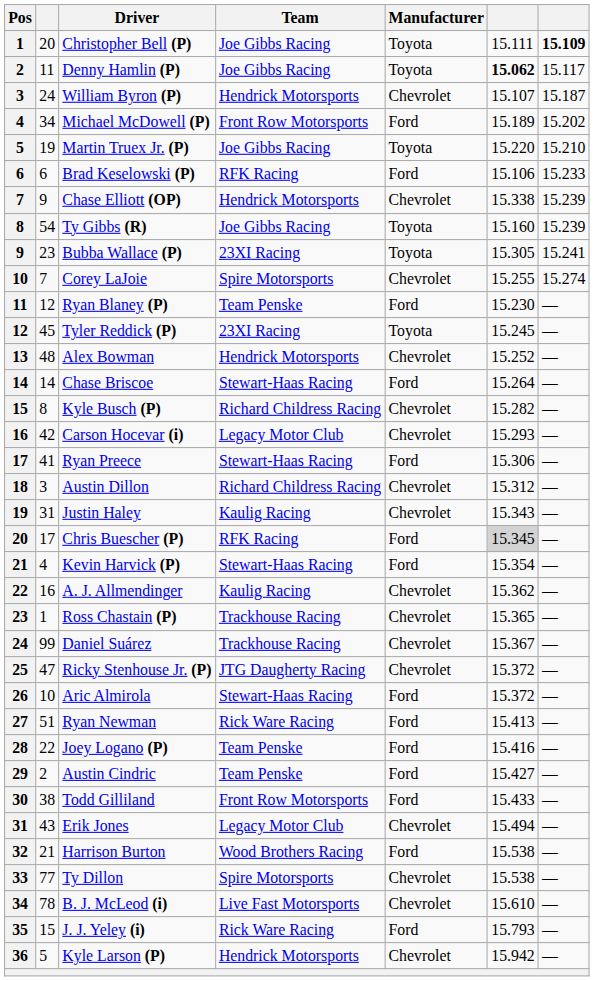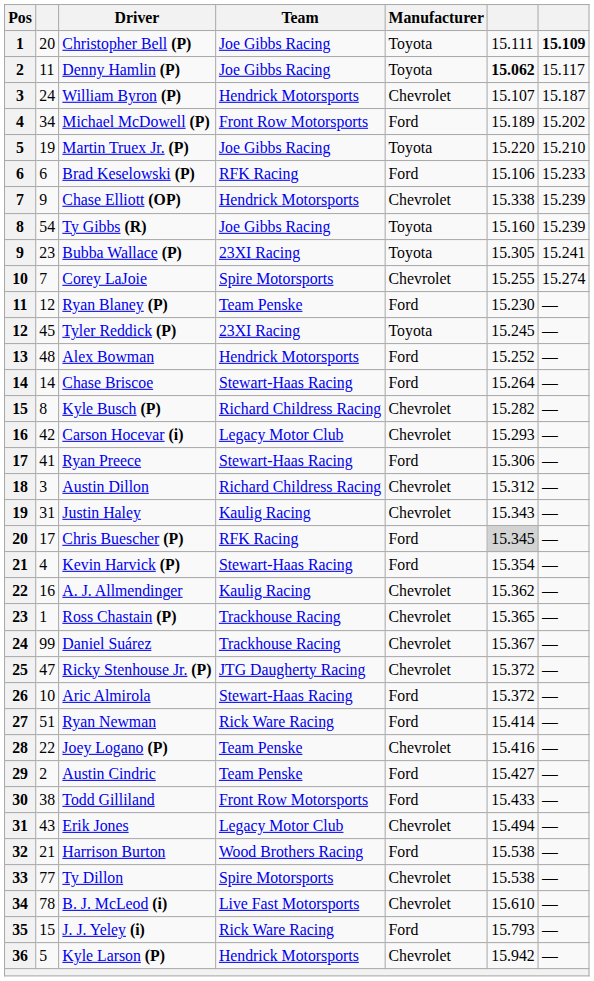(420, 356) Chevrolet -> (403, 356) Ford
(513, 721) 15.413 -> (513, 721) 15.414
(403, 747) Ford -> (420, 747) Chevrolet
